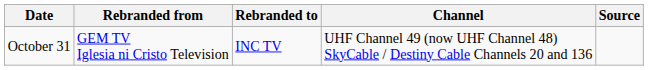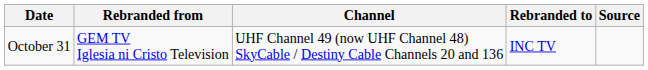columns swapped: (277, 15) <-> (458, 15)
